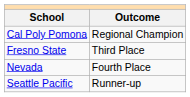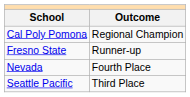(118, 50) Third Place -> (116, 50) Runner-up
(116, 83) Runner-up -> (118, 83) Third Place
